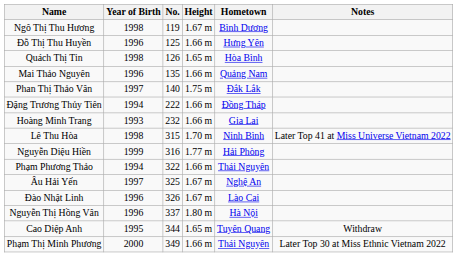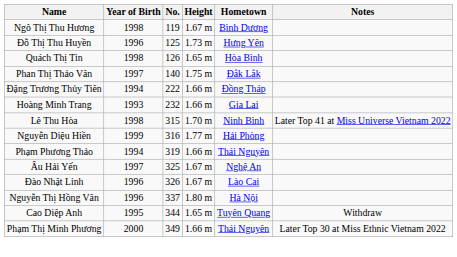(199, 43) 1.66 m -> (199, 43) 1.73 m
- row: (54, 74)
(173, 167) 322 -> (173, 151) 319
